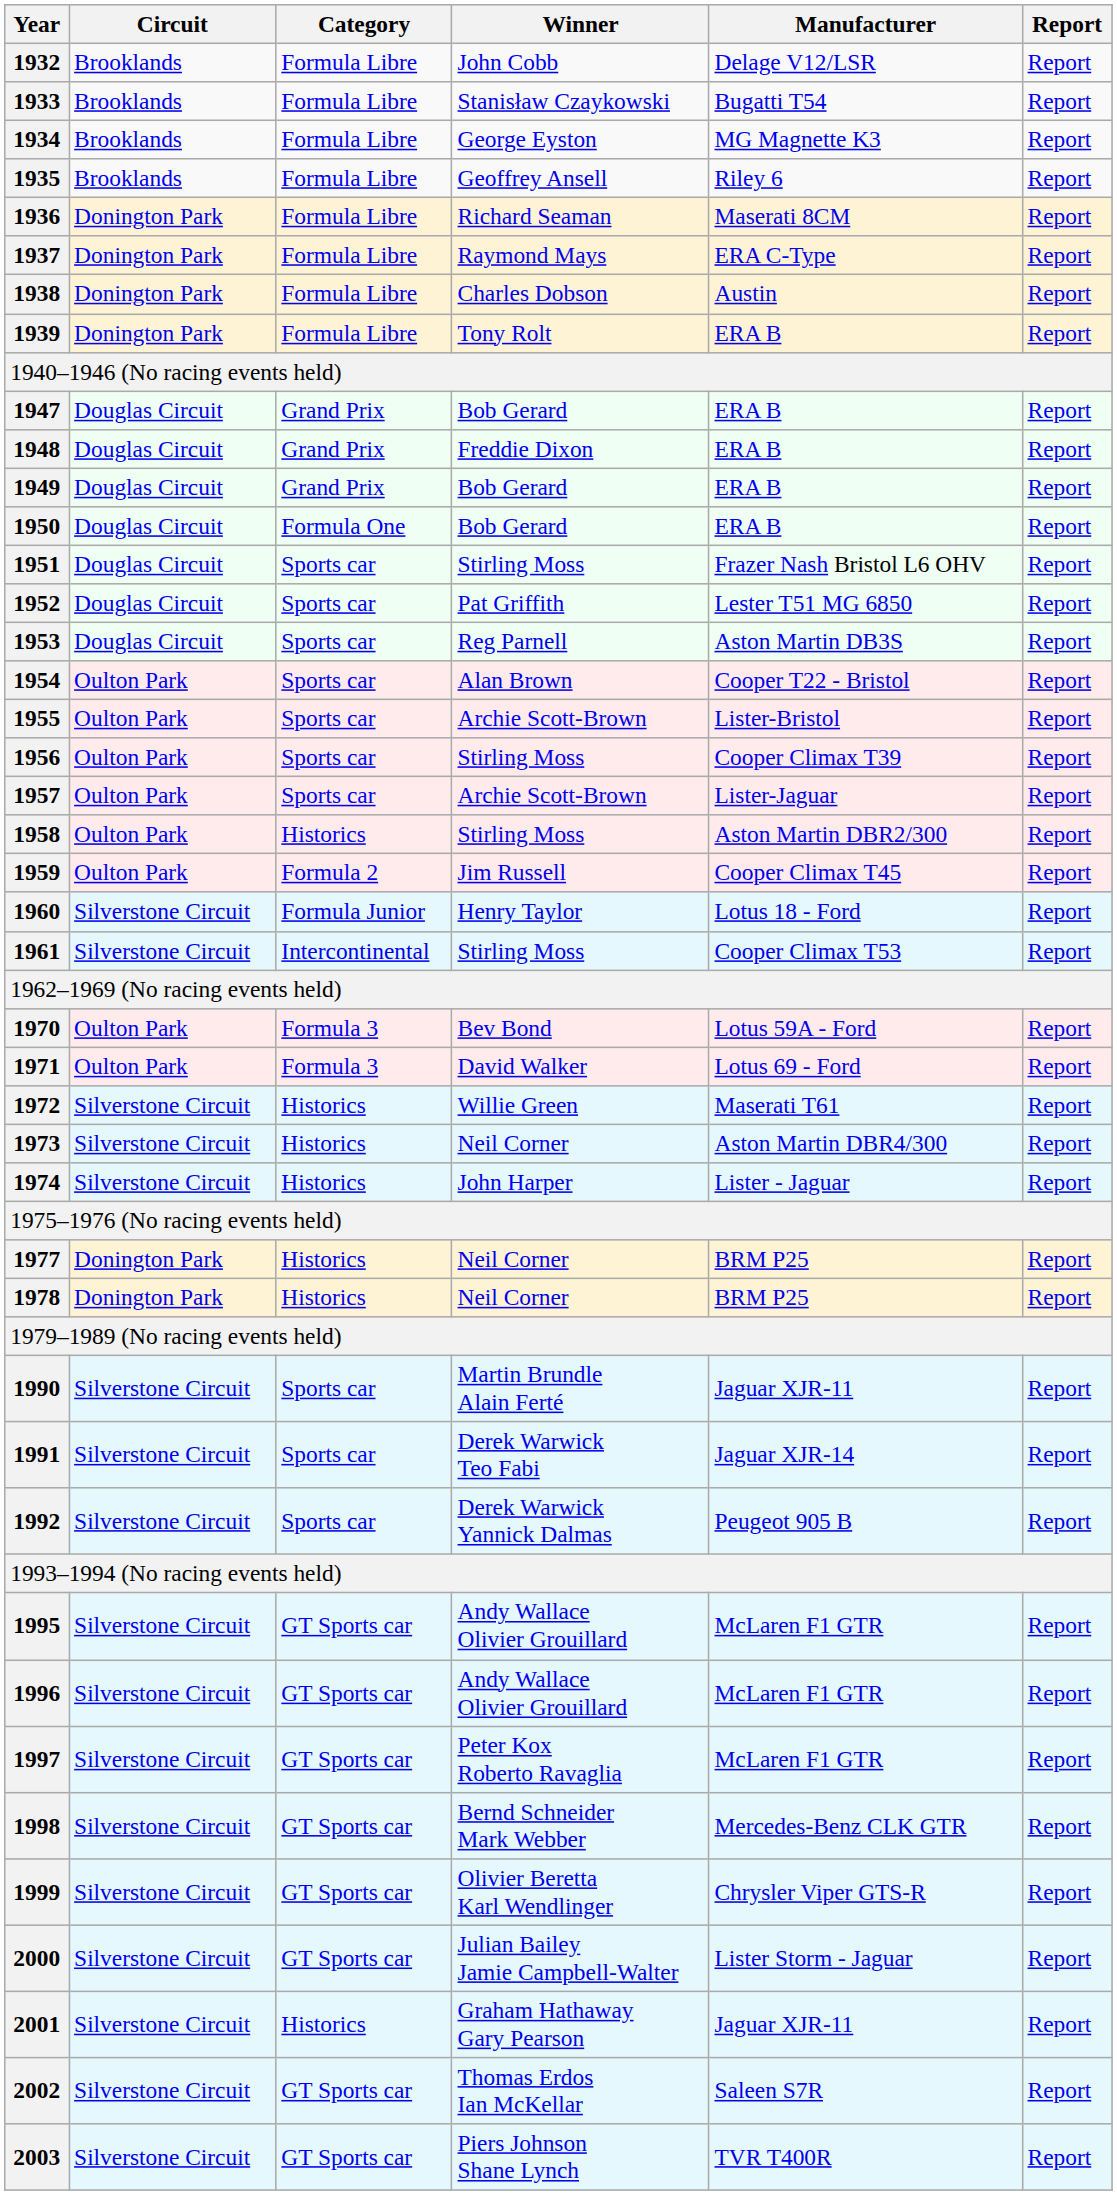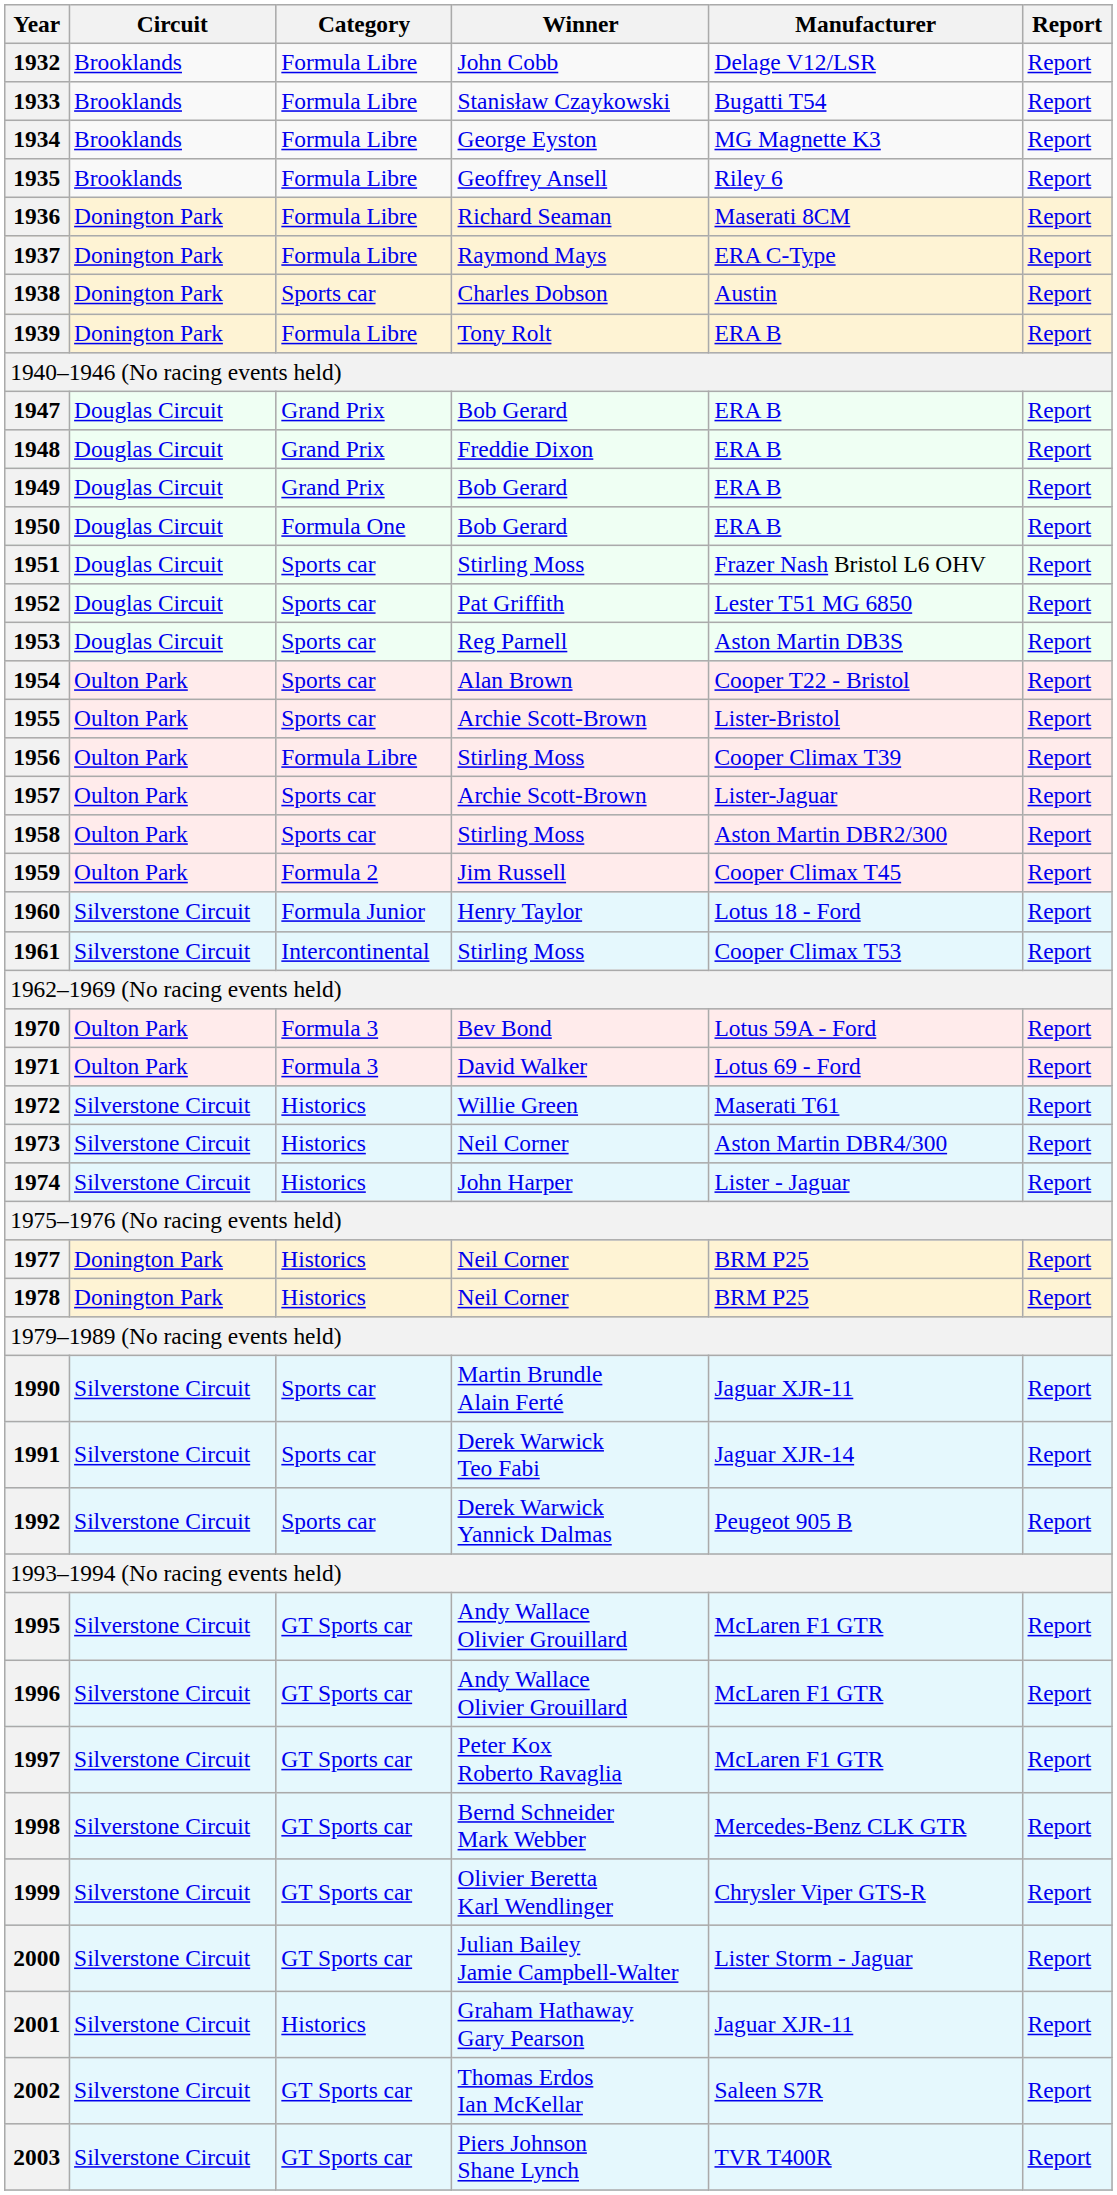(349, 294) Formula Libre -> (328, 294) Sports car
(328, 757) Sports car -> (349, 757) Formula Libre
(324, 834) Historics -> (328, 834) Sports car
